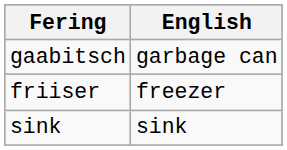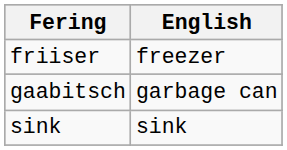rows swapped: (68, 57) <-> (55, 92)
